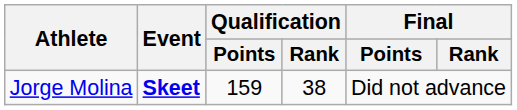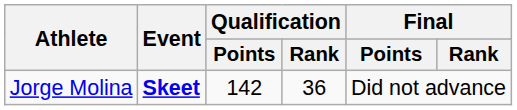(244, 88) 159 -> (244, 88) 142
(314, 88) 38 -> (314, 88) 36
